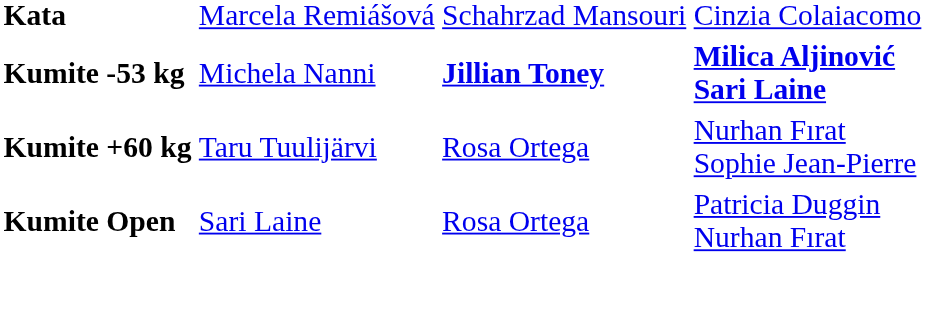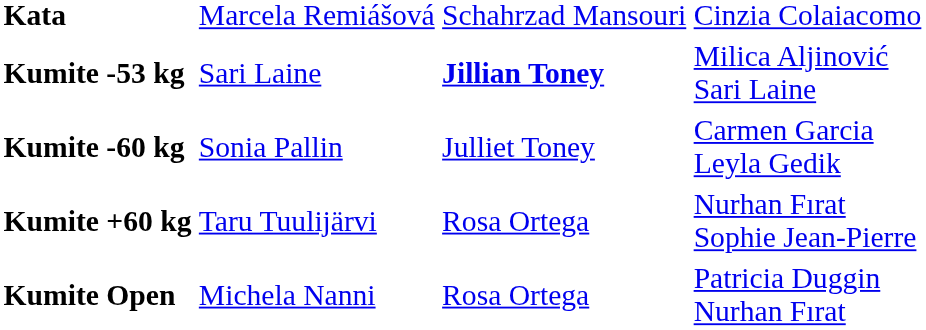(287, 73) Michela Nanni -> (260, 73) Sari Laine
(794, 73) bold -> (791, 73) normal
+ row: (94, 147)
(260, 221) Sari Laine -> (287, 295) Michela Nanni
